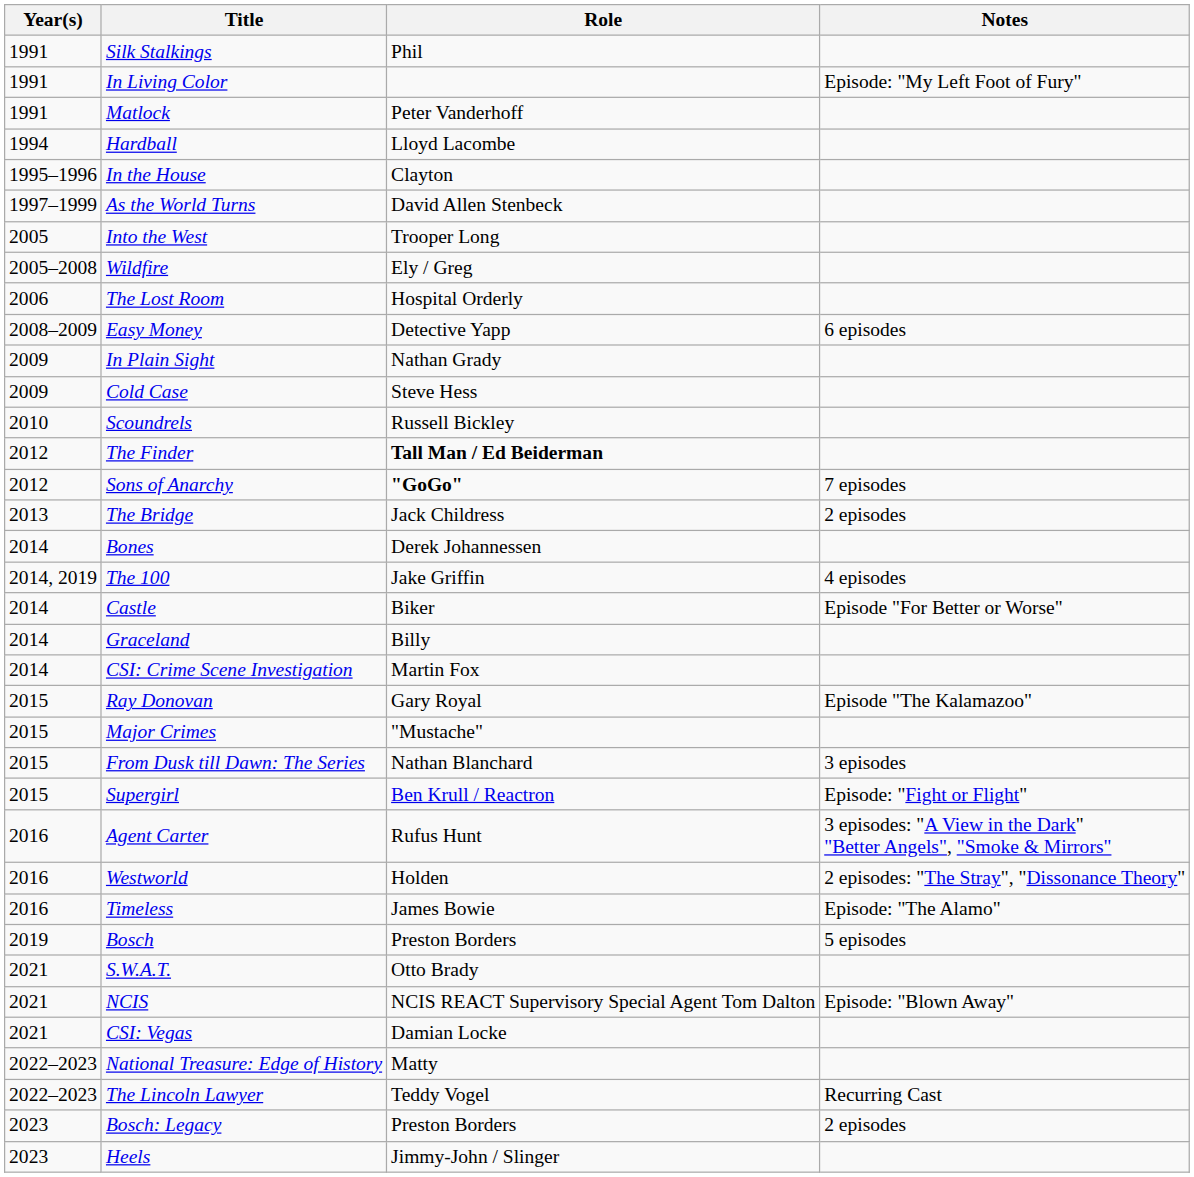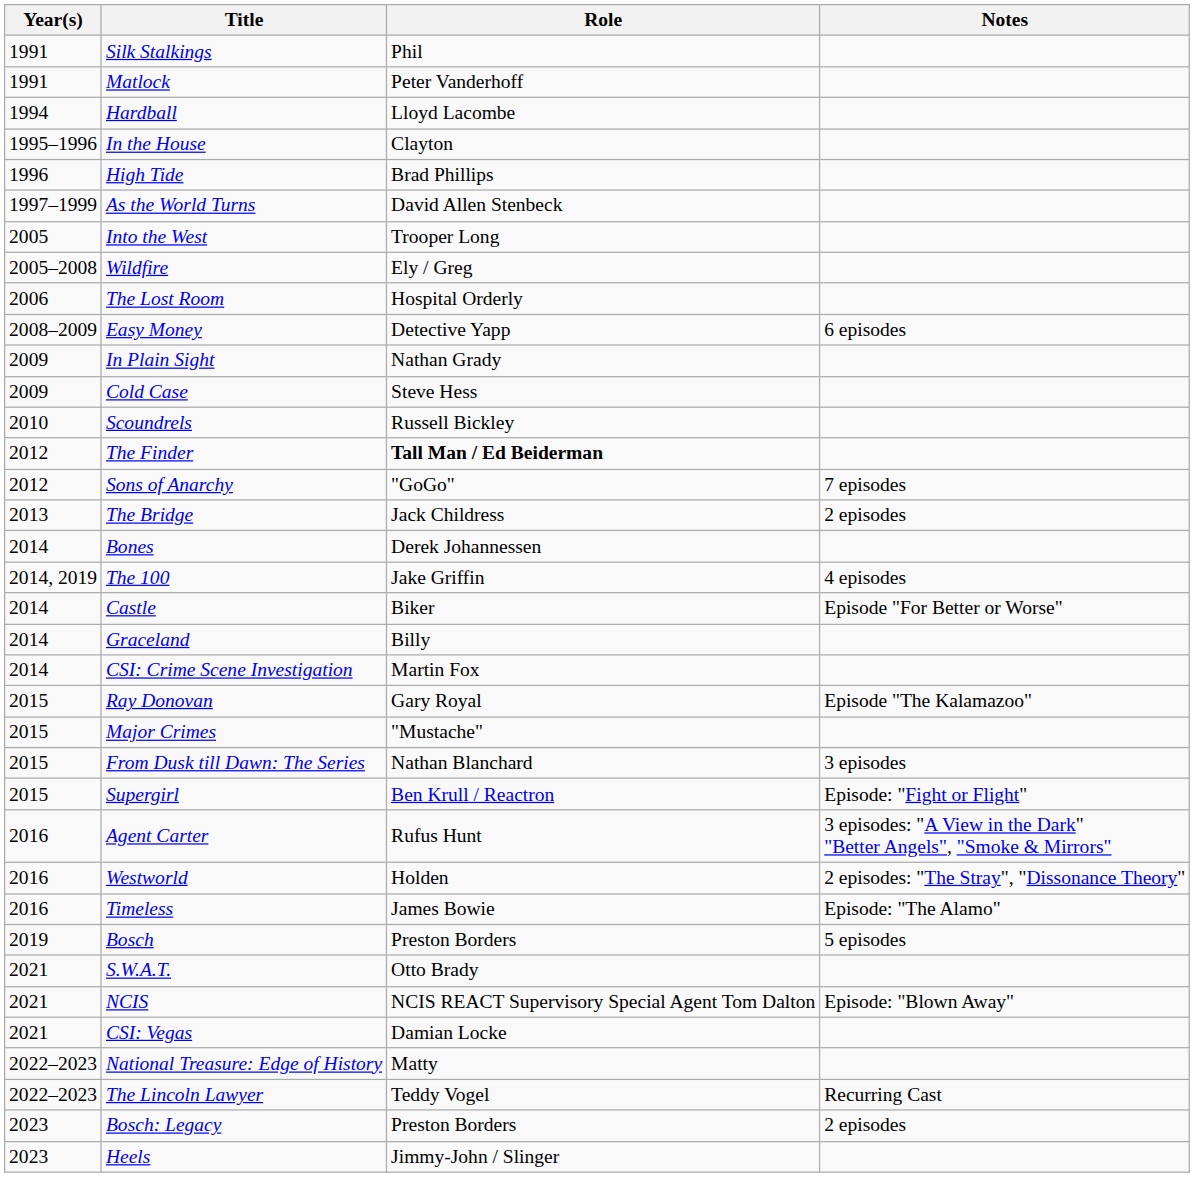- row: (167, 81)
+ row: (145, 174)
(427, 484) bold -> (423, 484) normal
